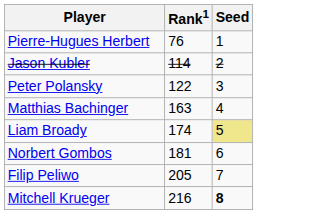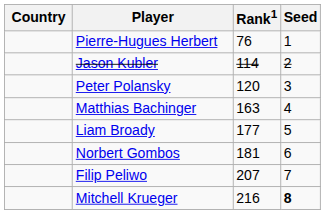+ column: (38, 17)
(180, 86) 122 -> (248, 86) 120
(180, 131) 174 -> (248, 131) 177
(220, 131) khaki background -> (288, 131) no background
(180, 175) 205 -> (248, 175) 207
